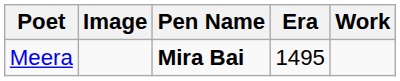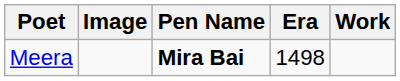(300, 57) 1495 -> (300, 57) 1498
